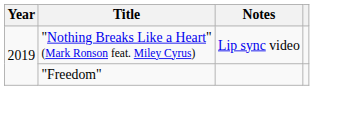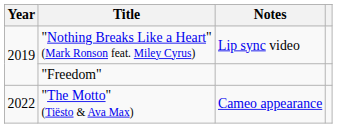+ row: (87, 104)
